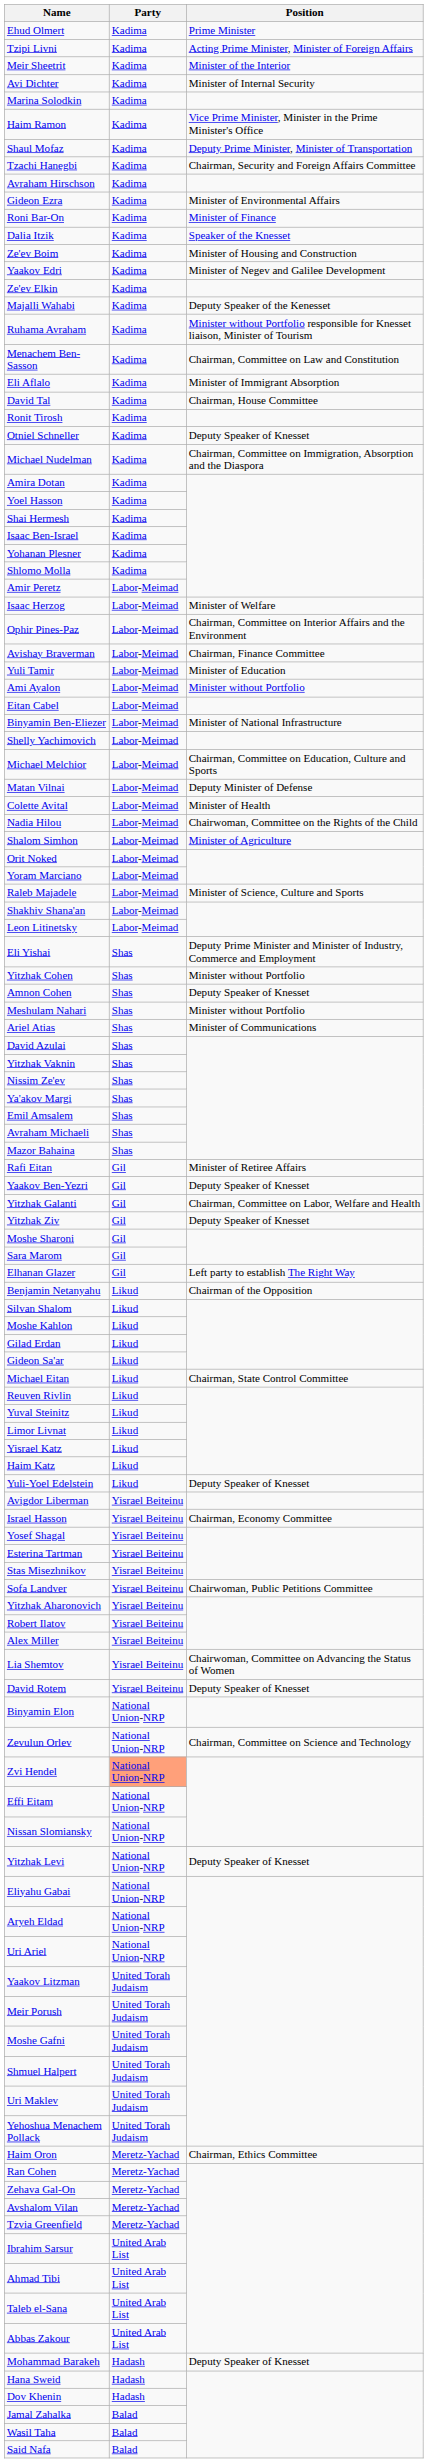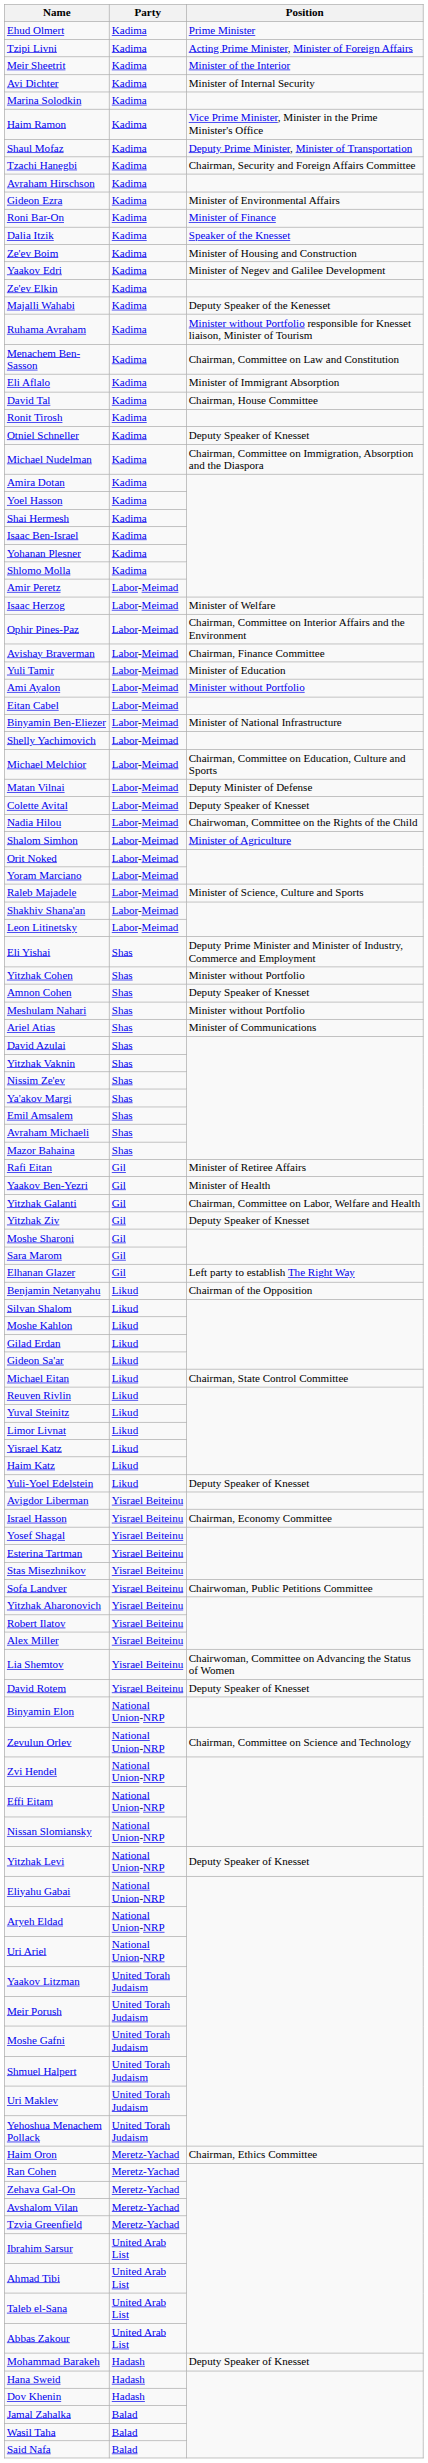(230, 805) Minister of Health -> (249, 805) Deputy Speaker of Knesset
(249, 1185) Deputy Speaker of Knesset -> (230, 1185) Minister of Health
(138, 1771) lightsalmon background -> (138, 1771) no background
